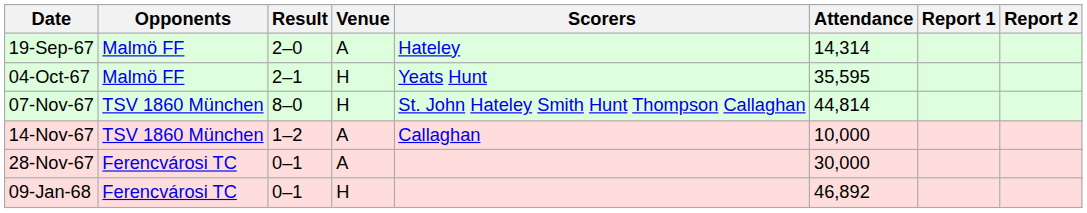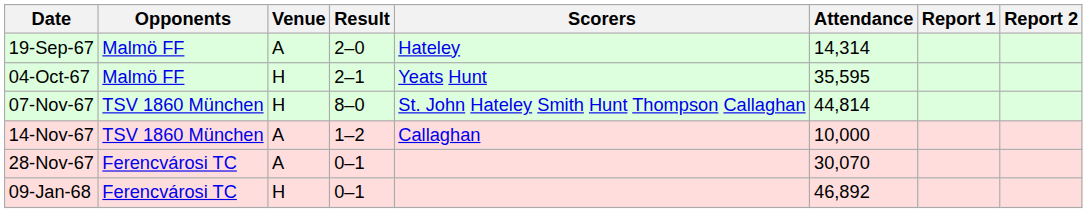columns swapped: (363, 18) <-> (300, 18)
(842, 163) 30,000 -> (842, 163) 30,070
